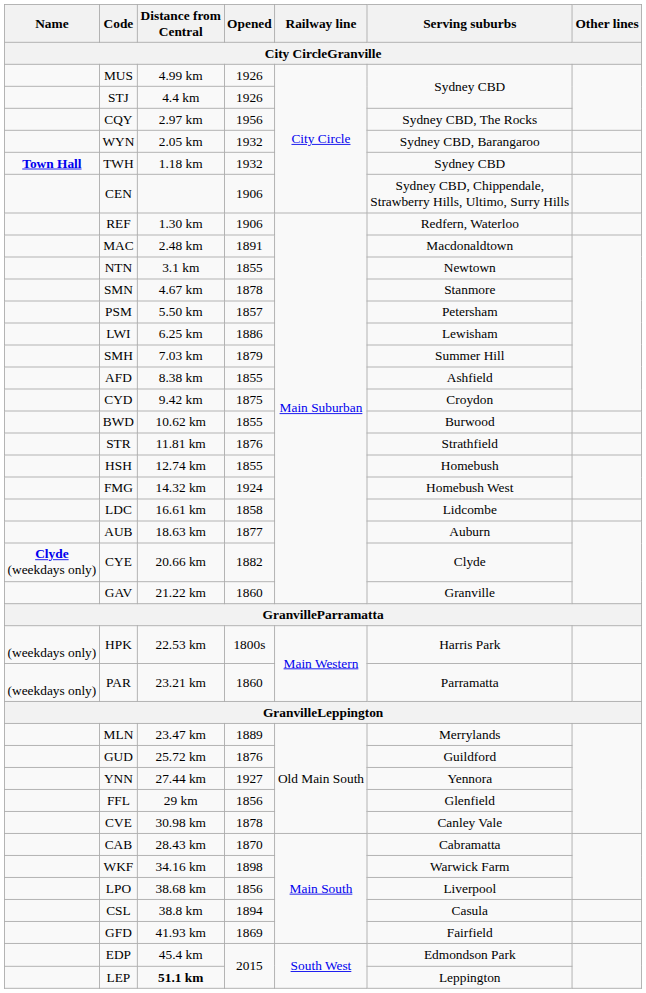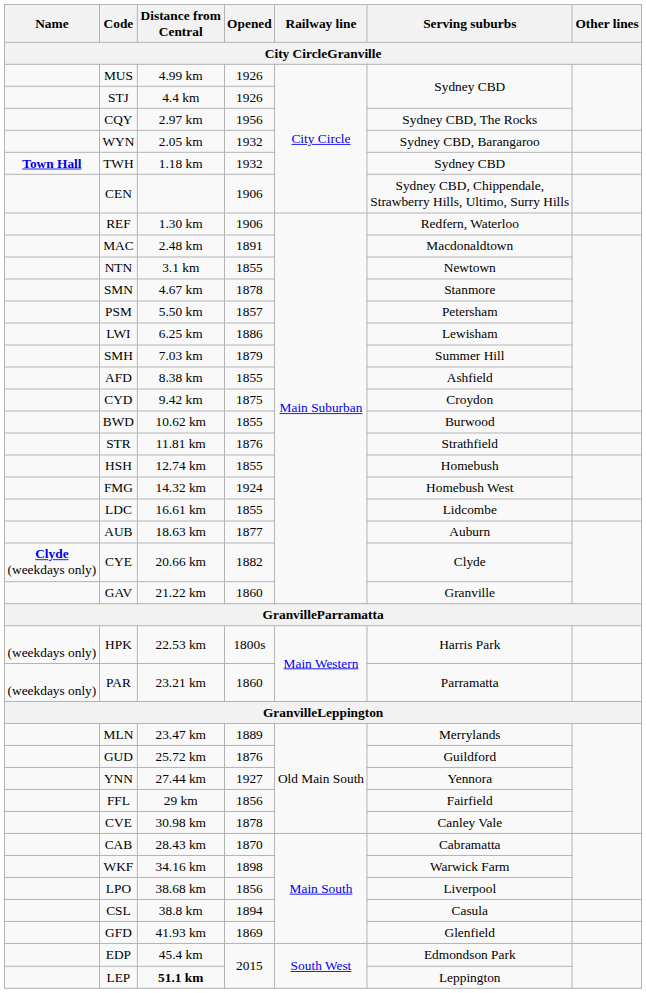(249, 510) 1858 -> (249, 510) 1855
(470, 800) Glenfield -> (470, 800) Fairfield
(470, 933) Fairfield -> (470, 933) Glenfield
